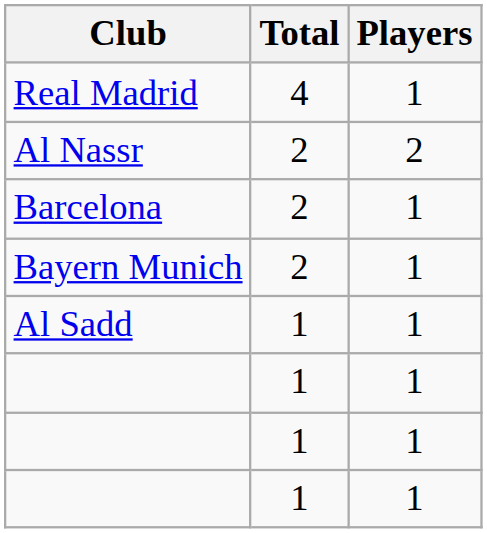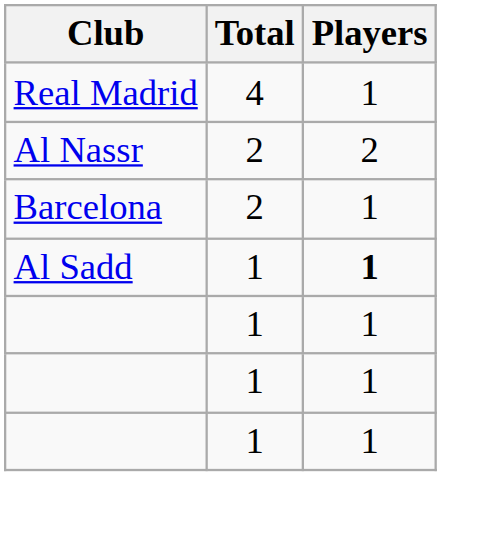- row: (128, 265)
(414, 324) normal -> (370, 265) bold
